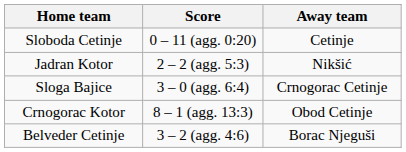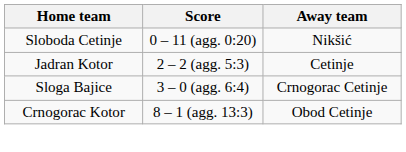(332, 40) Cetinje -> (332, 40) Nikšić
(332, 64) Nikšić -> (332, 64) Cetinje
- row: (74, 135)
